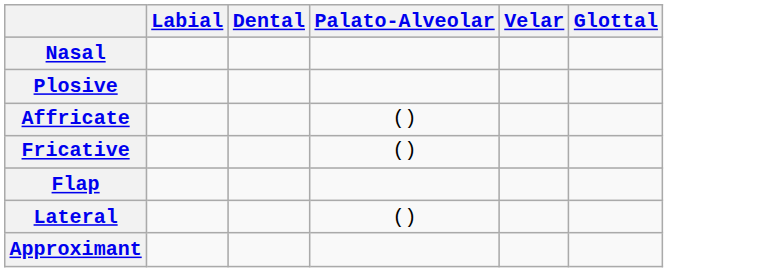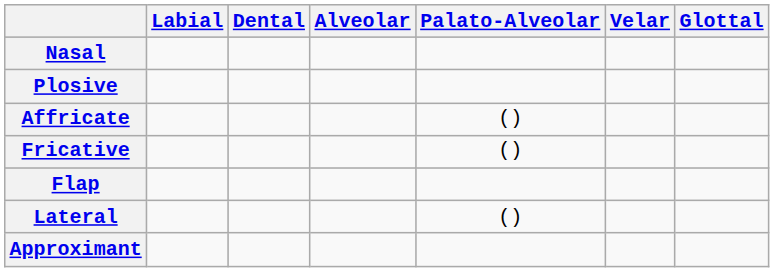+ column: (363, 21)
